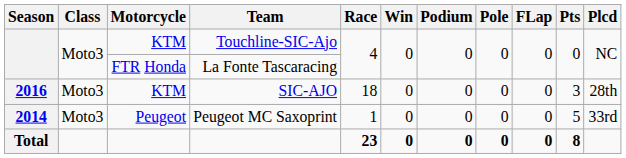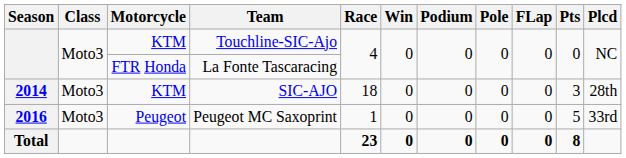(31, 91) 2016 -> (31, 91) 2014
(31, 116) 2014 -> (31, 116) 2016
